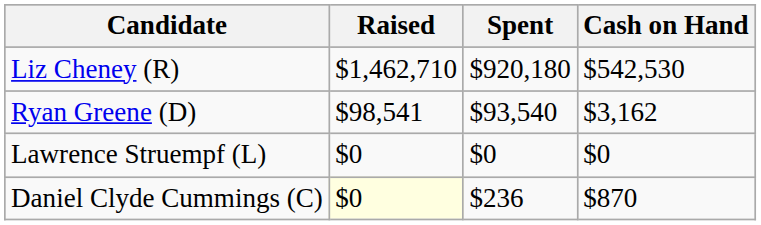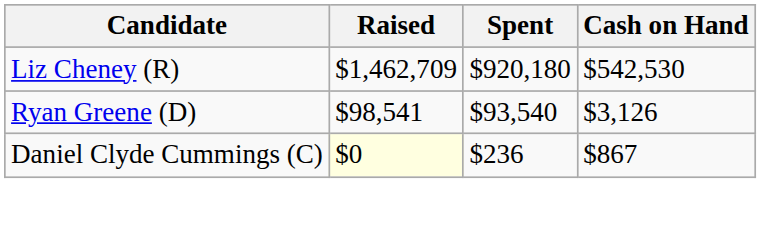(396, 68) $1,462,710 -> (396, 68) $1,462,709
(620, 111) $3,162 -> (620, 111) $3,126
- row: (139, 154)
(610, 197) $870 -> (610, 154) $867
